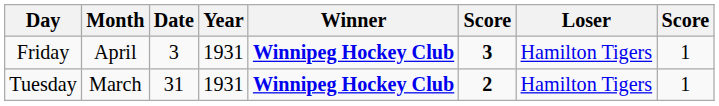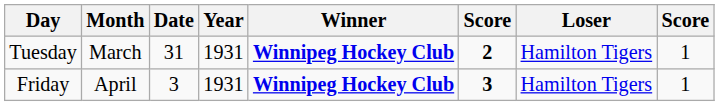rows swapped: (43, 84) <-> (43, 52)
